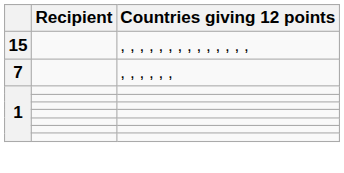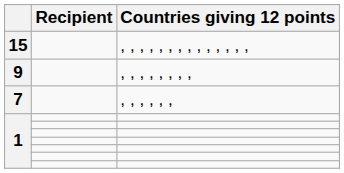+ row: (18, 72)
